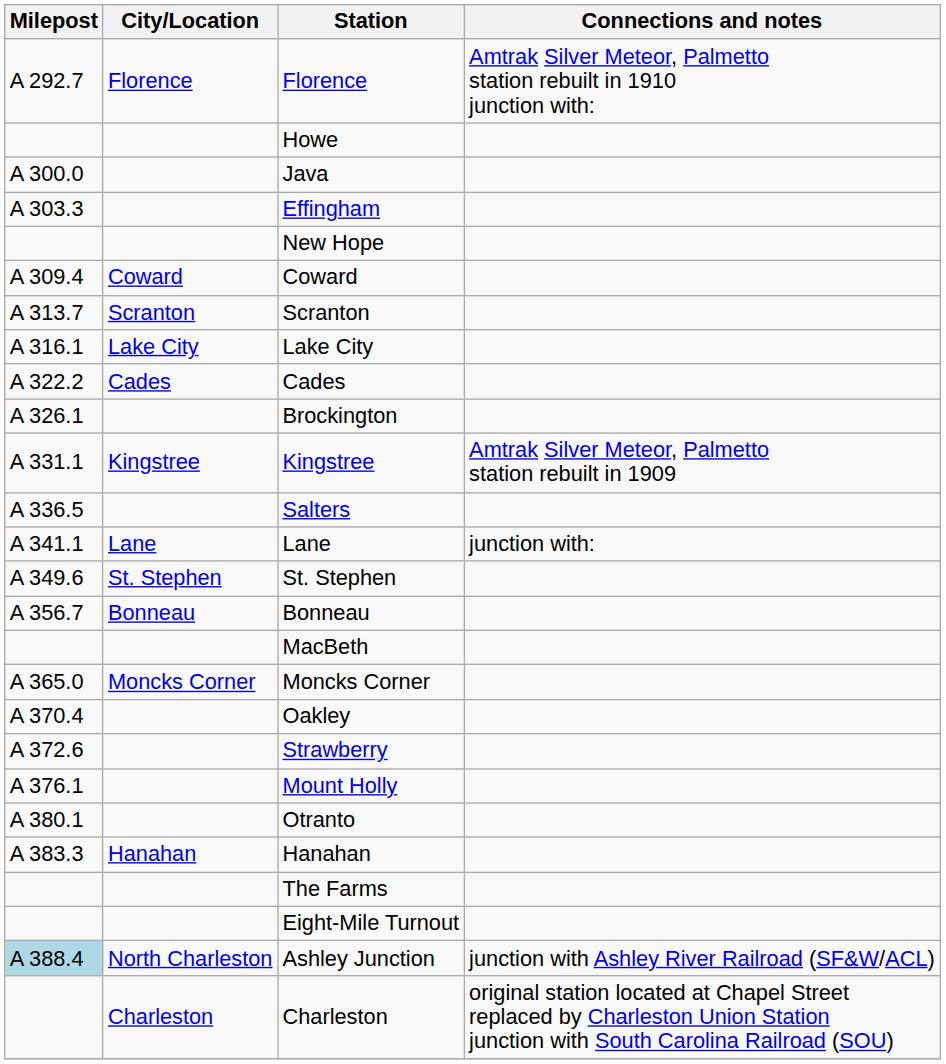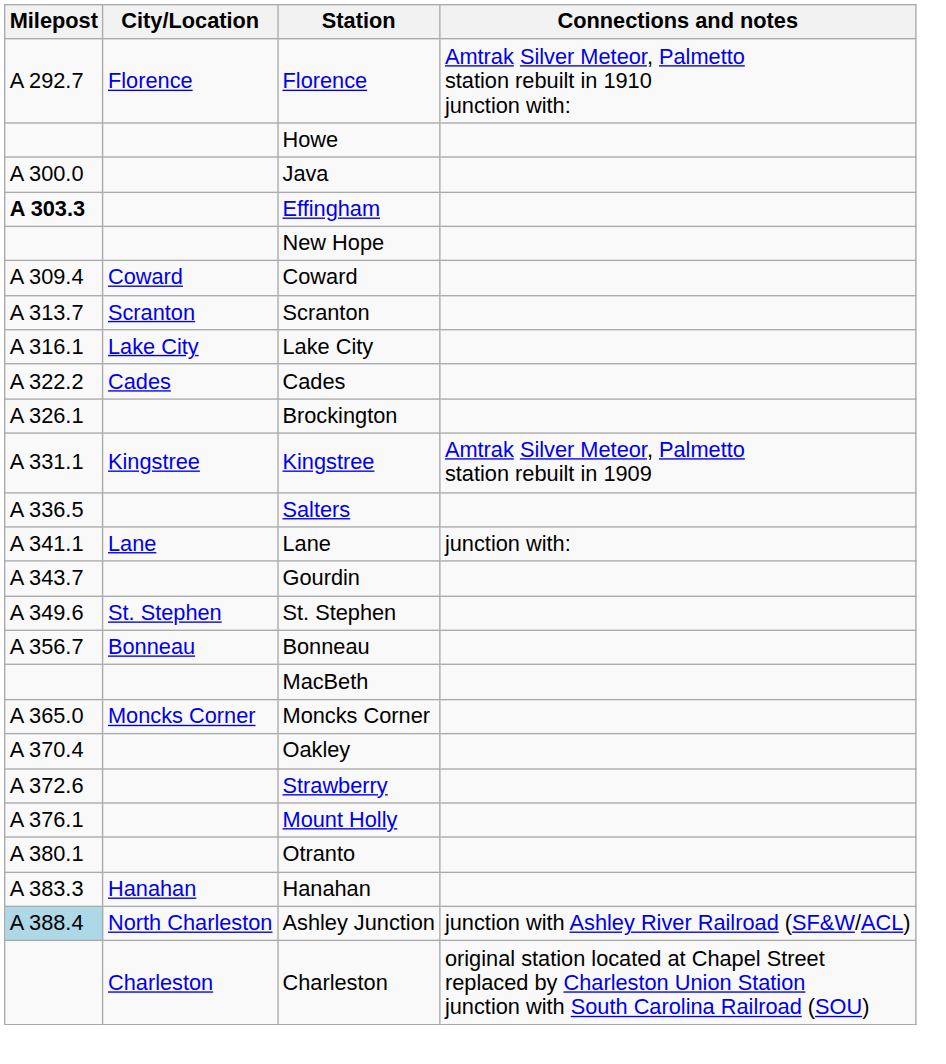(47, 208) normal -> (47, 208) bold
+ row: (321, 578)
- row: (335, 888)
- row: (371, 923)
